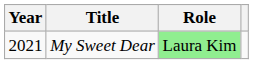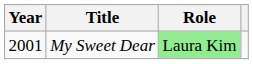(25, 44) 2021 -> (25, 44) 2001
